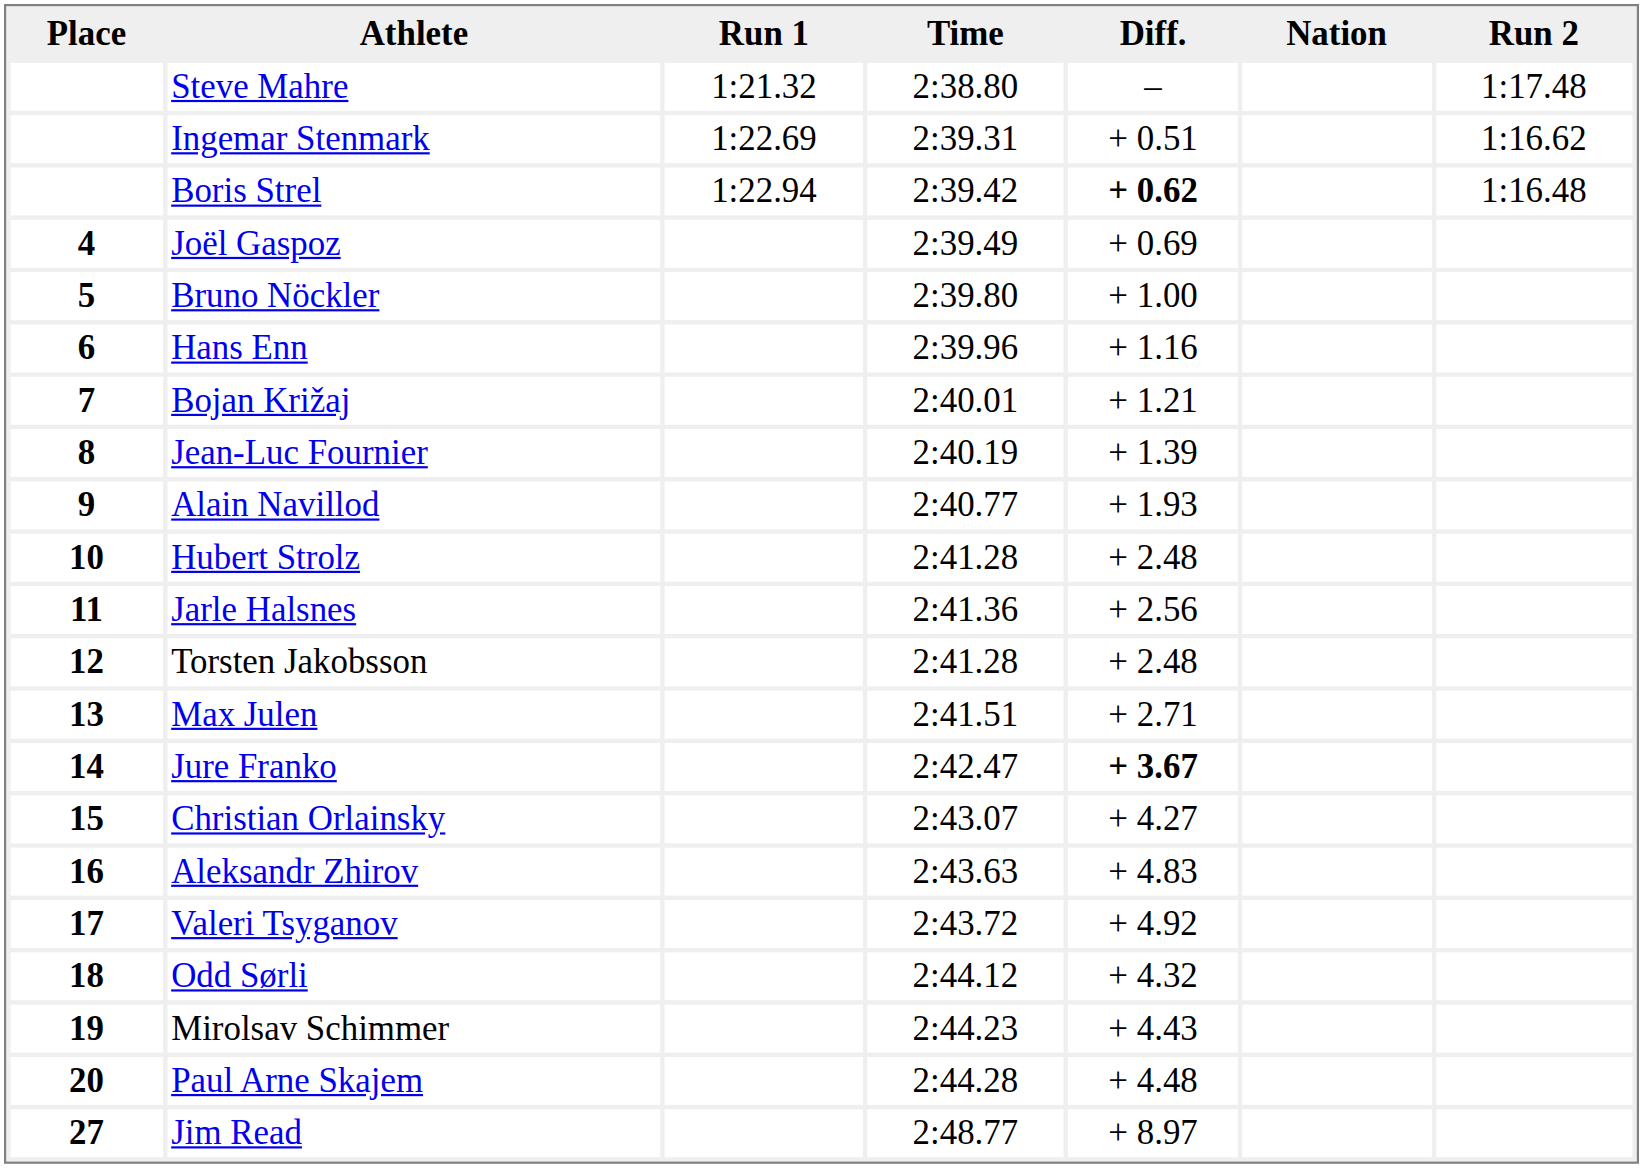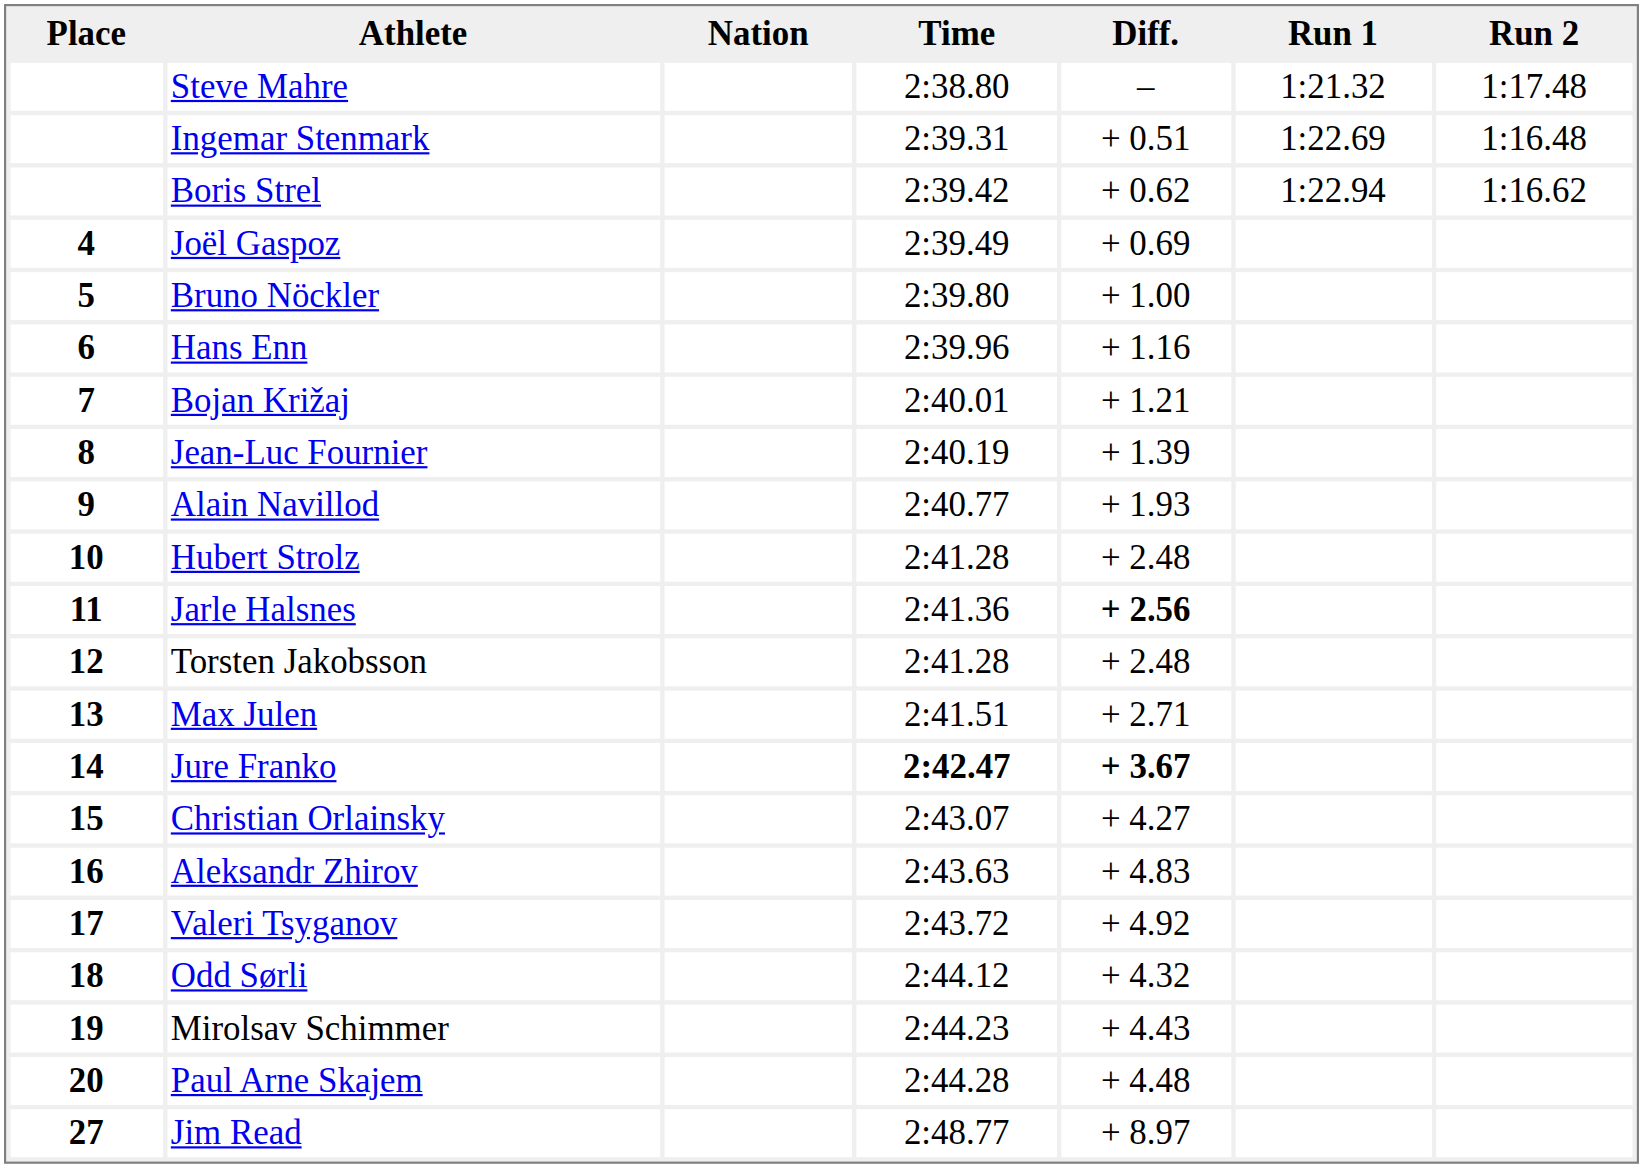columns swapped: (1337, 33) <-> (764, 33)
(1534, 138) 1:16.62 -> (1534, 138) 1:16.48
(1153, 190) bold -> (1146, 190) normal
(1534, 190) 1:16.48 -> (1534, 190) 1:16.62
(1153, 609) normal -> (1146, 609) bold
(965, 766) normal -> (957, 766) bold
